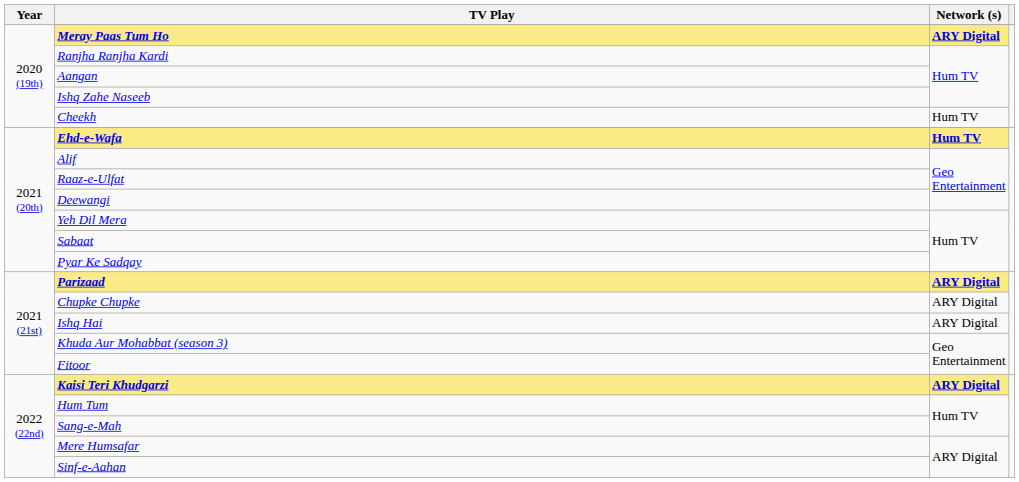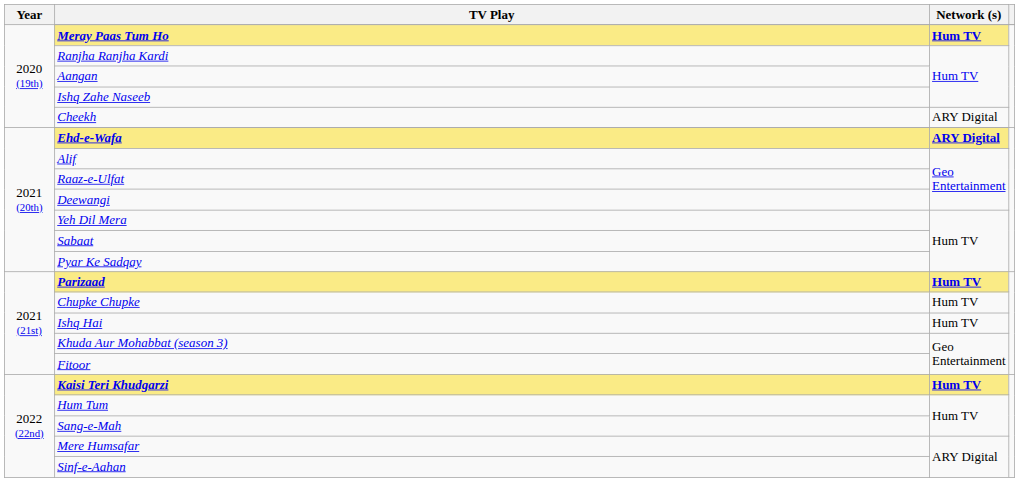(966, 35) ARY Digital -> (957, 35) Hum TV
(955, 117) Hum TV -> (965, 117) ARY Digital
(957, 138) Hum TV -> (966, 138) ARY Digital
(966, 281) ARY Digital -> (957, 281) Hum TV
(965, 302) ARY Digital -> (955, 302) Hum TV
(965, 323) ARY Digital -> (955, 323) Hum TV
(966, 384) ARY Digital -> (957, 384) Hum TV
